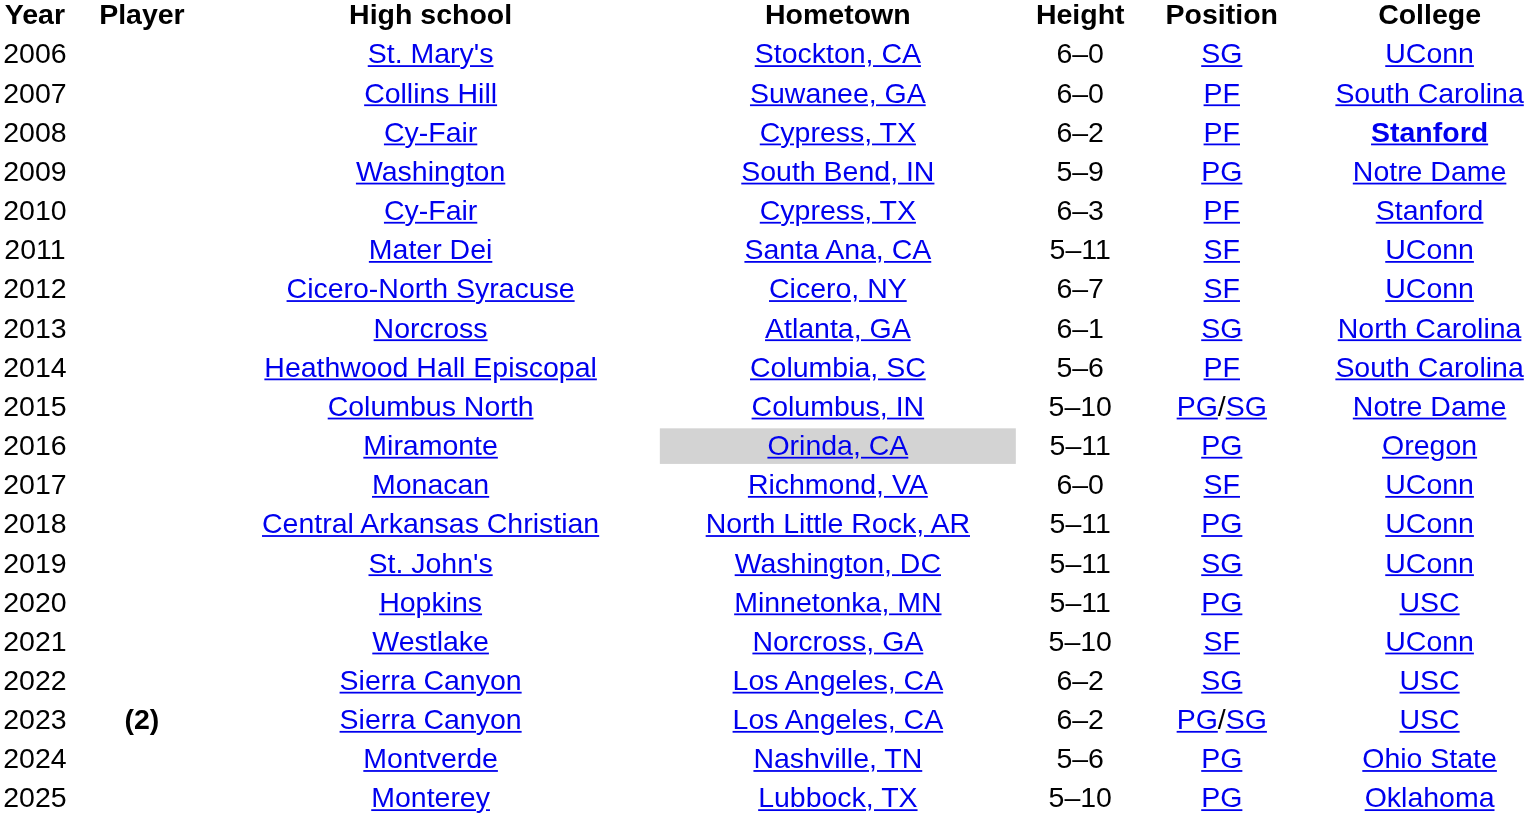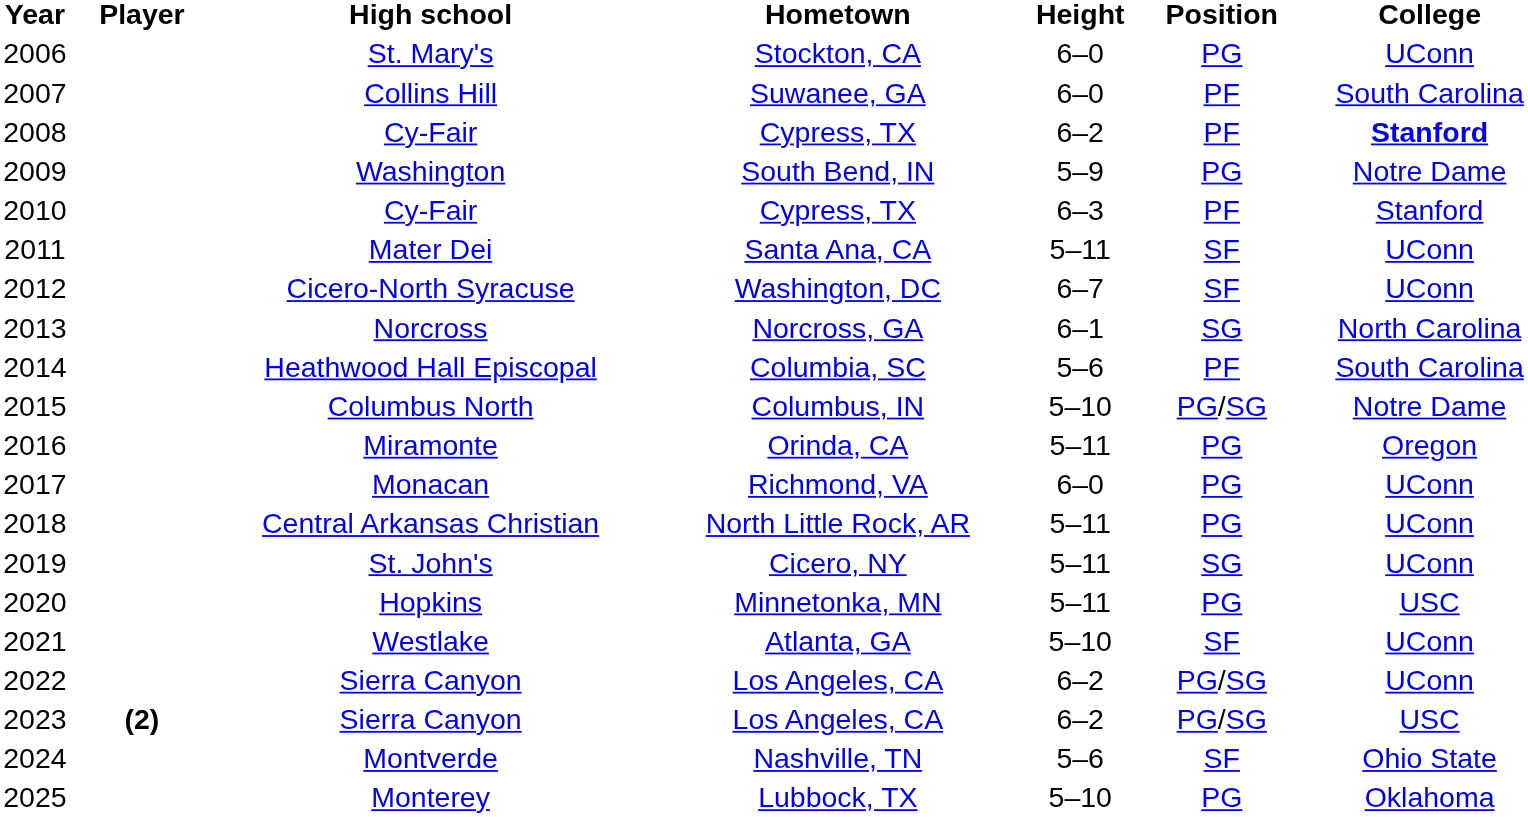(1222, 54) SG -> (1222, 54) PG
(838, 289) Cicero, NY -> (838, 289) Washington, DC
(838, 328) Atlanta, GA -> (838, 328) Norcross, GA
(838, 445) lightgrey background -> (838, 445) no background
(1222, 484) SF -> (1222, 484) PG
(838, 563) Washington, DC -> (838, 563) Cicero, NY
(838, 641) Norcross, GA -> (838, 641) Atlanta, GA
(1222, 680) SG -> (1222, 680) PG/SG
(1430, 680) USC -> (1430, 680) UConn
(1222, 759) PG -> (1222, 759) SF
